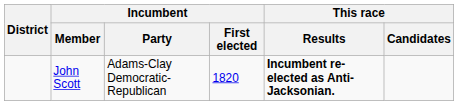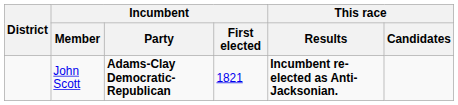(139, 78) normal -> (141, 78) bold
(226, 78) 1820 -> (230, 78) 1821
